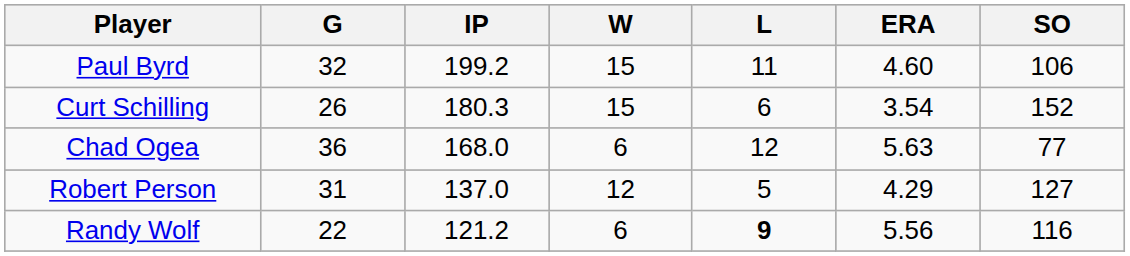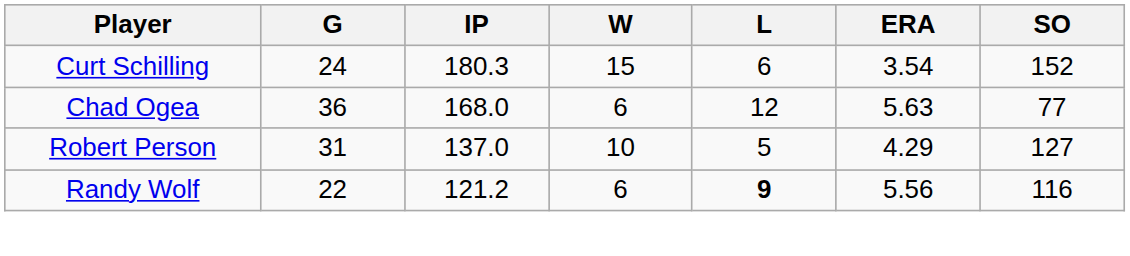- row: (133, 66)
(333, 107) 26 -> (333, 66) 24
(620, 189) 12 -> (620, 148) 10
